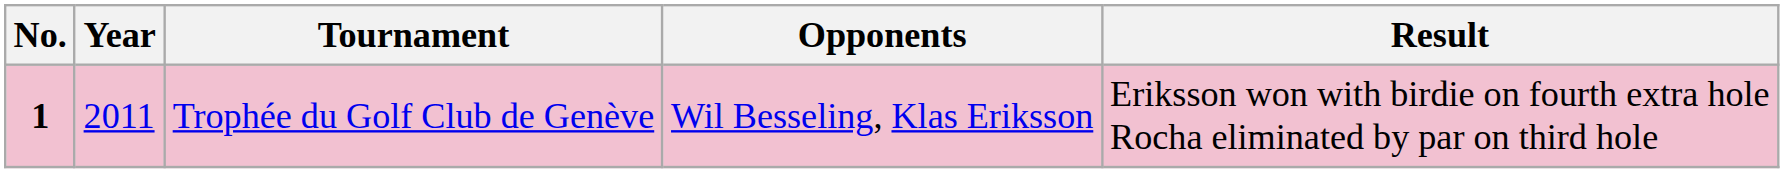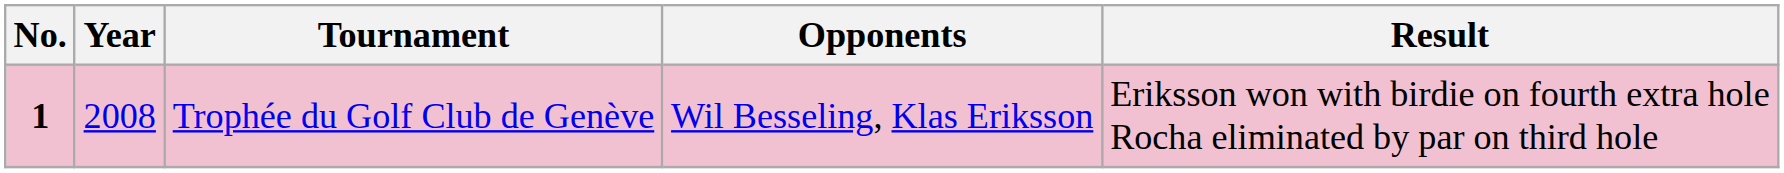(119, 115) 2011 -> (120, 115) 2008
